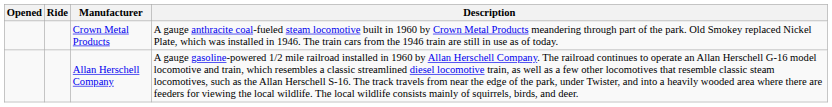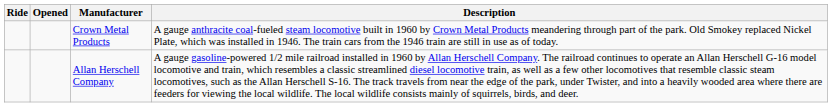columns swapped: (57, 12) <-> (24, 12)
